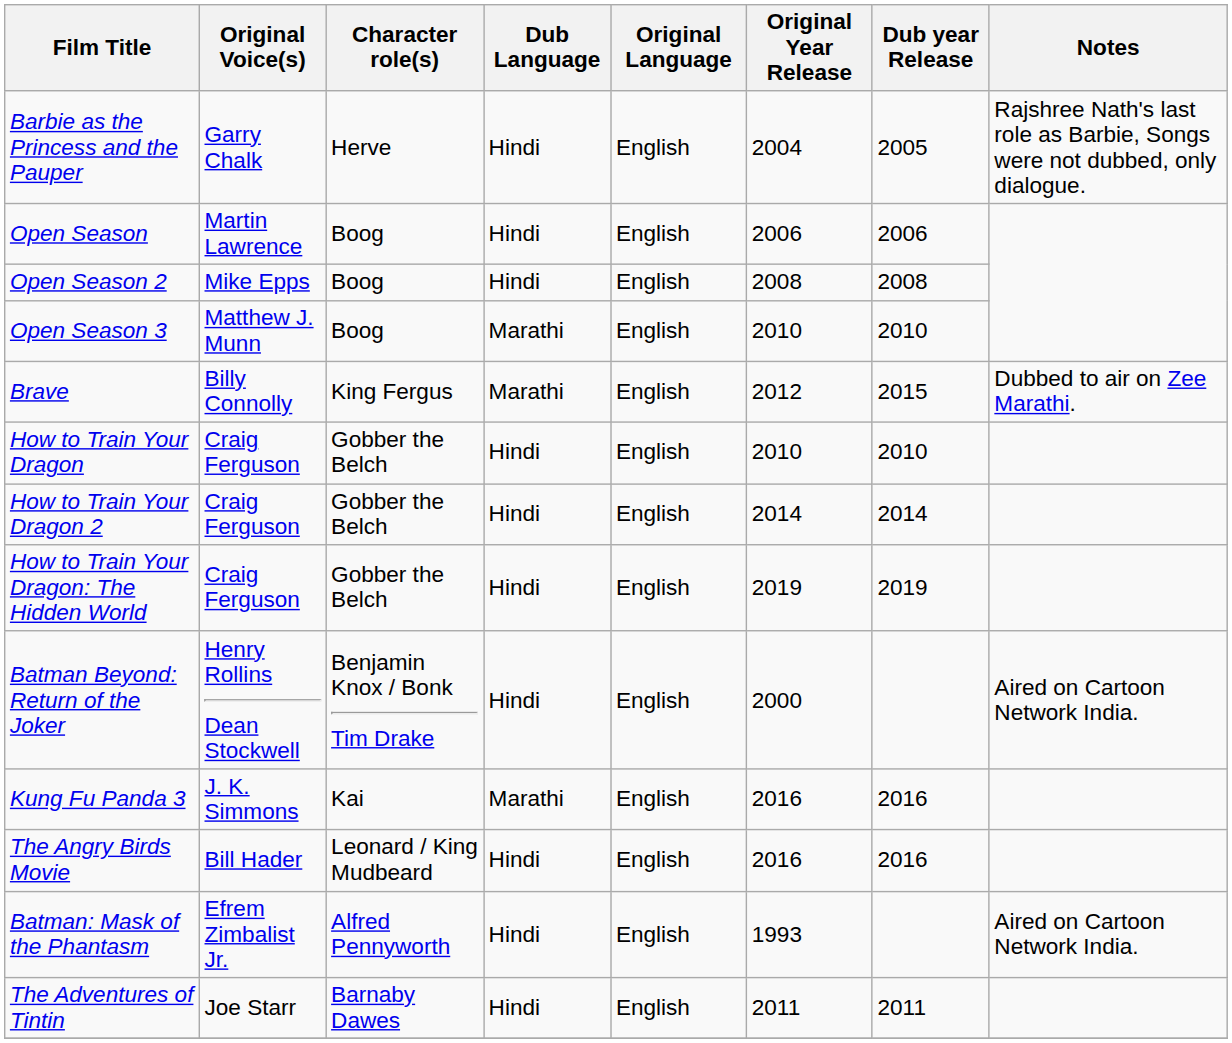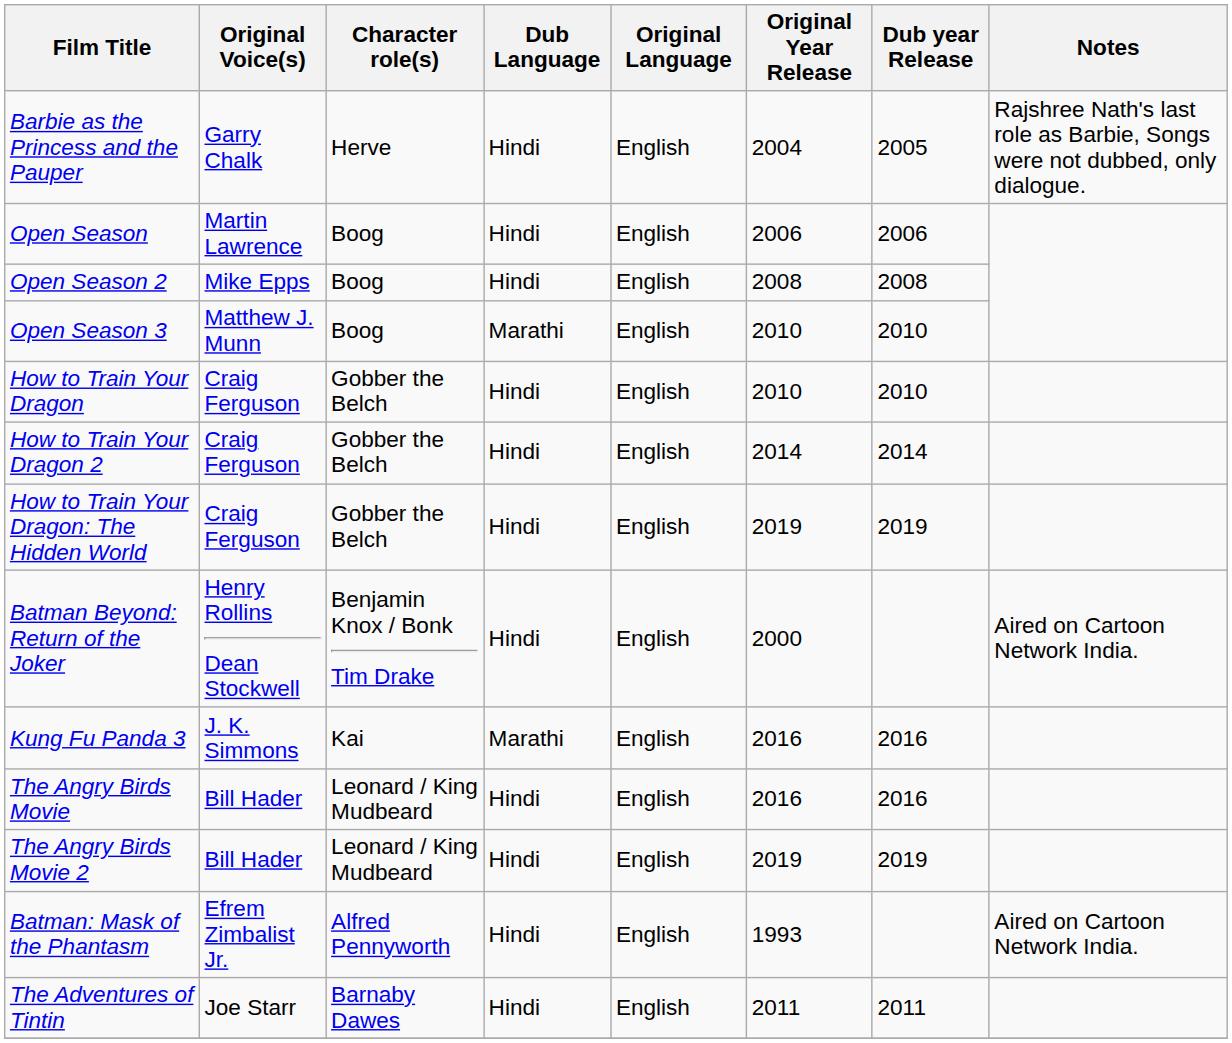- row: (39, 391)
+ row: (90, 860)
